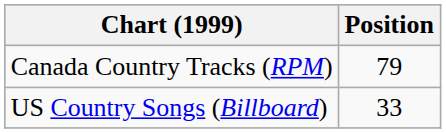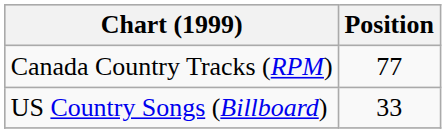(389, 66) 79 -> (389, 66) 77
